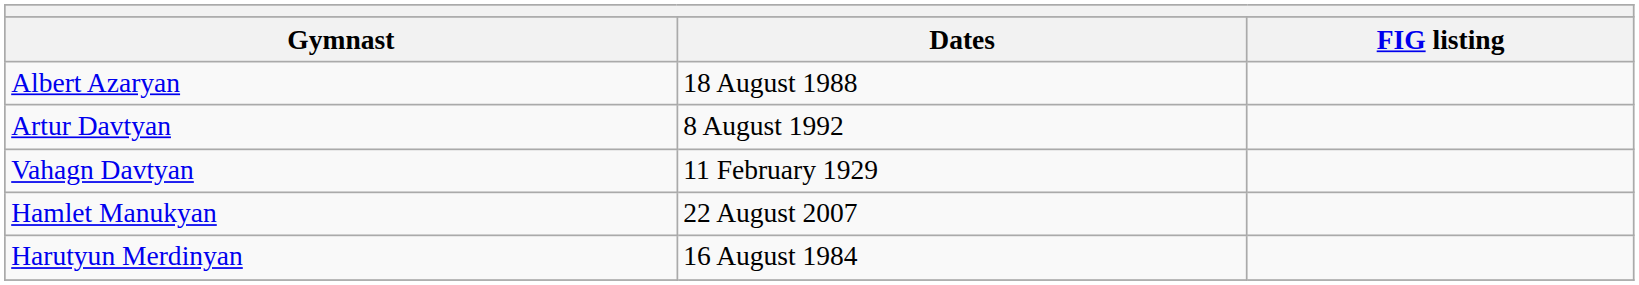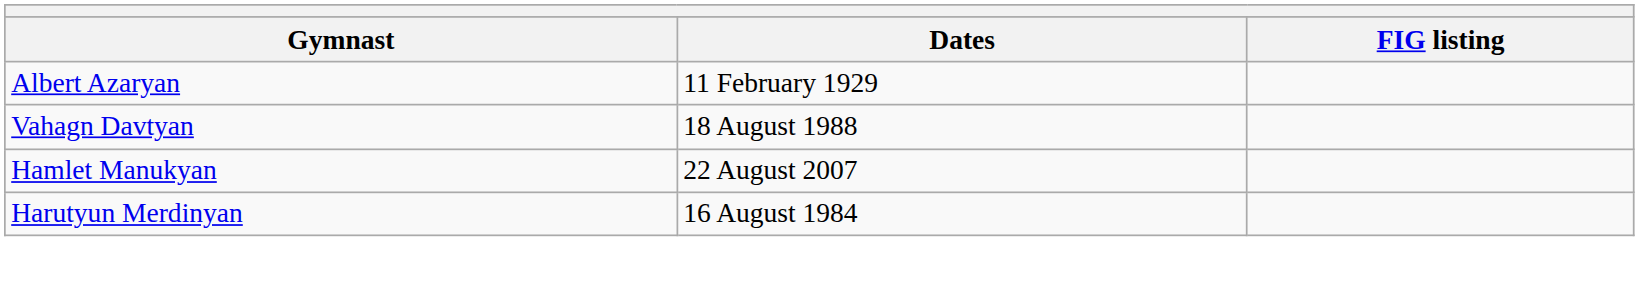(770, 82) 18 August 1988 -> (781, 82) 11 February 1929
- row: (91, 126)
(781, 169) 11 February 1929 -> (770, 126) 18 August 1988
